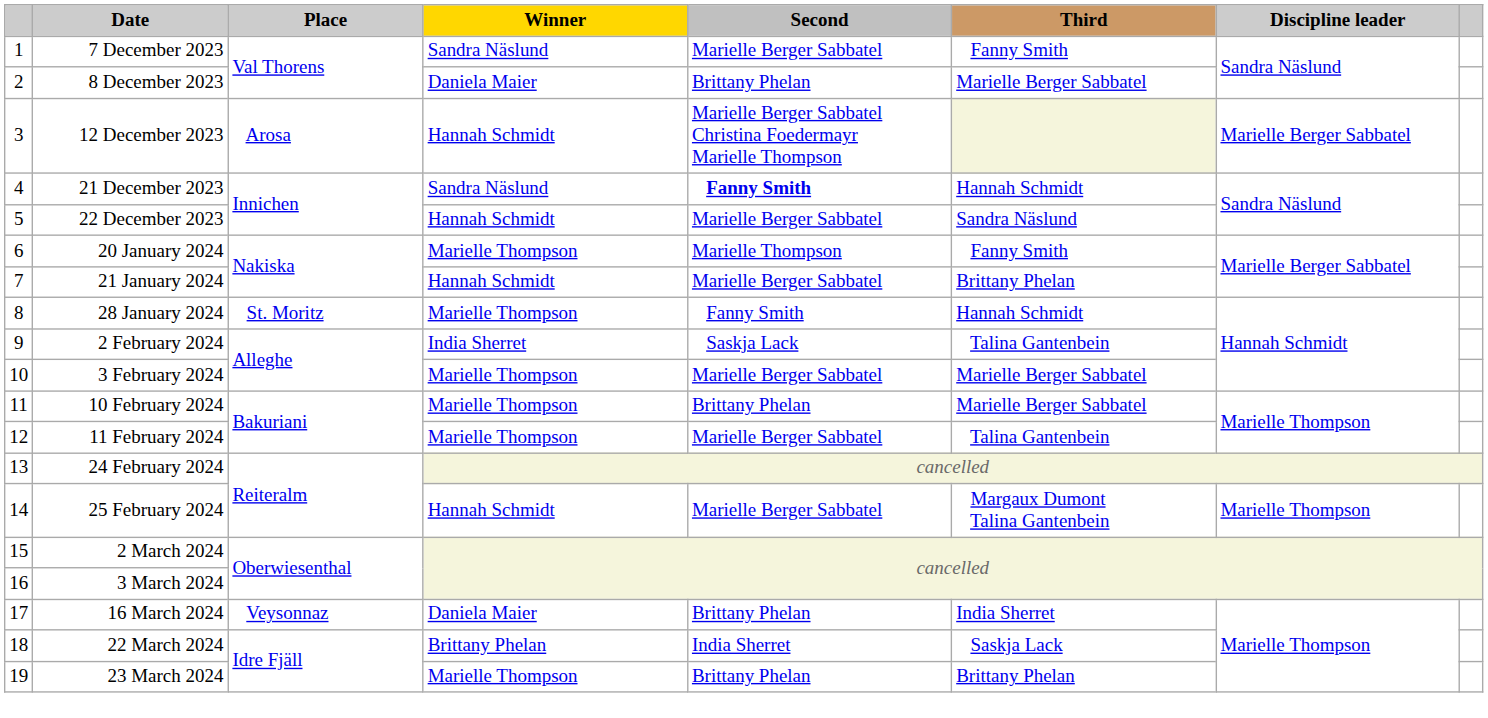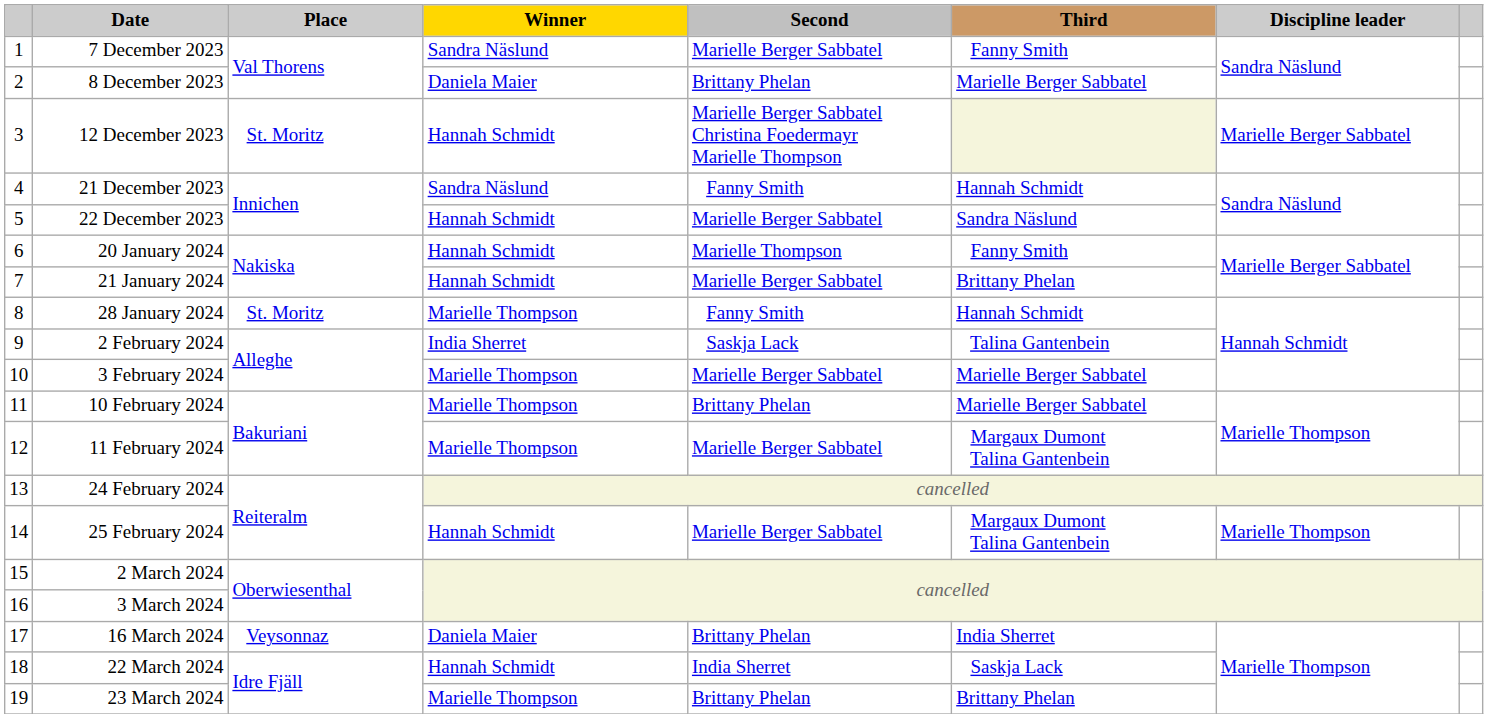(262, 135) Arosa -> (278, 135) St. Moritz
(752, 188) bold -> (748, 188) normal
(503, 250) Marielle Thompson -> (491, 250) Hannah Schmidt
(1033, 436) Talina Gantenbein -> (1033, 447) Margaux Dumont Talina Gantenbein
(487, 644) Brittany Phelan -> (491, 666) Hannah Schmidt
